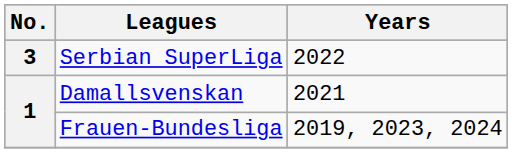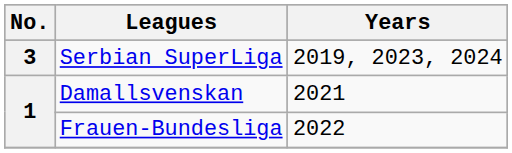(319, 58) 2022 -> (398, 58) 2019, 2023, 2024
(398, 129) 2019, 2023, 2024 -> (319, 129) 2022
